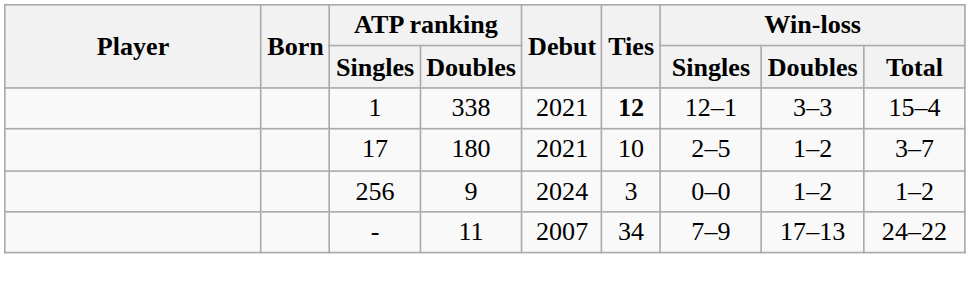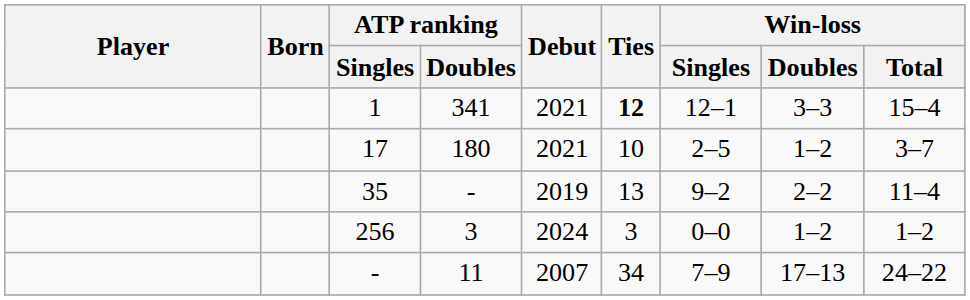(471, 107) 338 -> (471, 107) 341
+ row: (375, 190)
(471, 190) 9 -> (471, 231) 3
